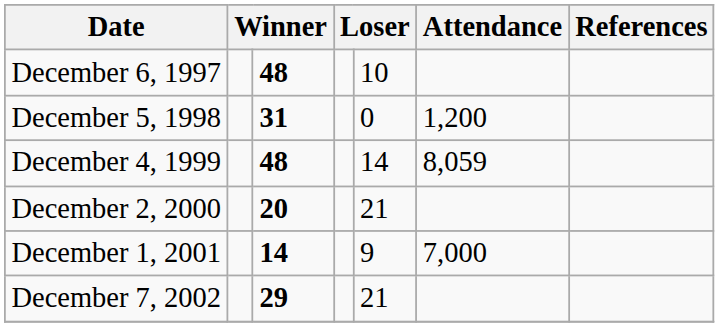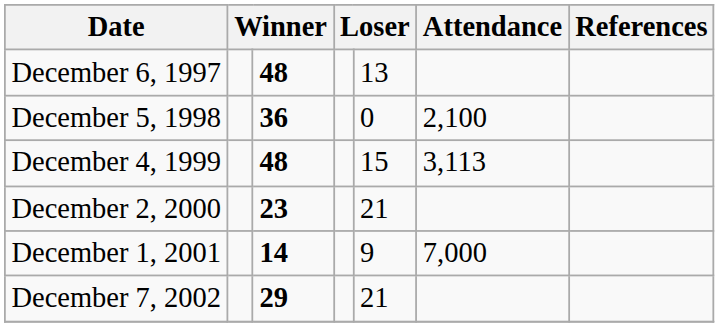(374, 72) 10 -> (374, 72) 13
(274, 117) 31 -> (274, 117) 36
(455, 117) 1,200 -> (455, 117) 2,100
(374, 162) 14 -> (374, 162) 15
(455, 162) 8,059 -> (454, 162) 3,113
(274, 207) 20 -> (274, 207) 23
